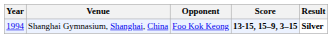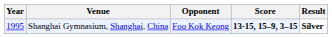(15, 26) 1994 -> (15, 26) 1995
